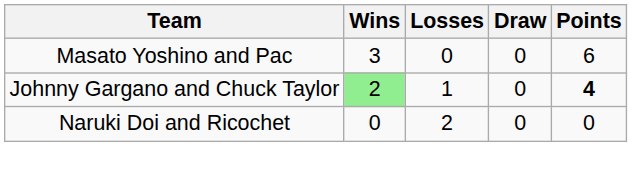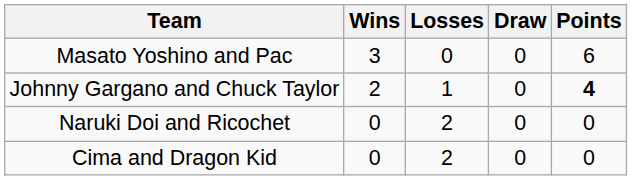(375, 89) lightgreen background -> (375, 89) no background
+ row: (174, 157)
